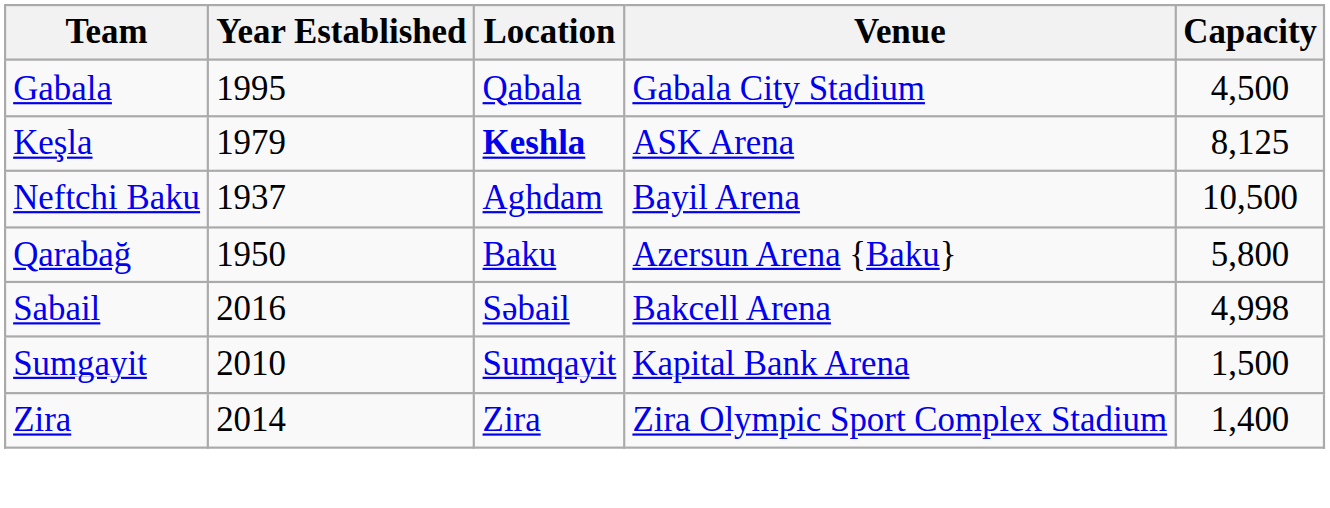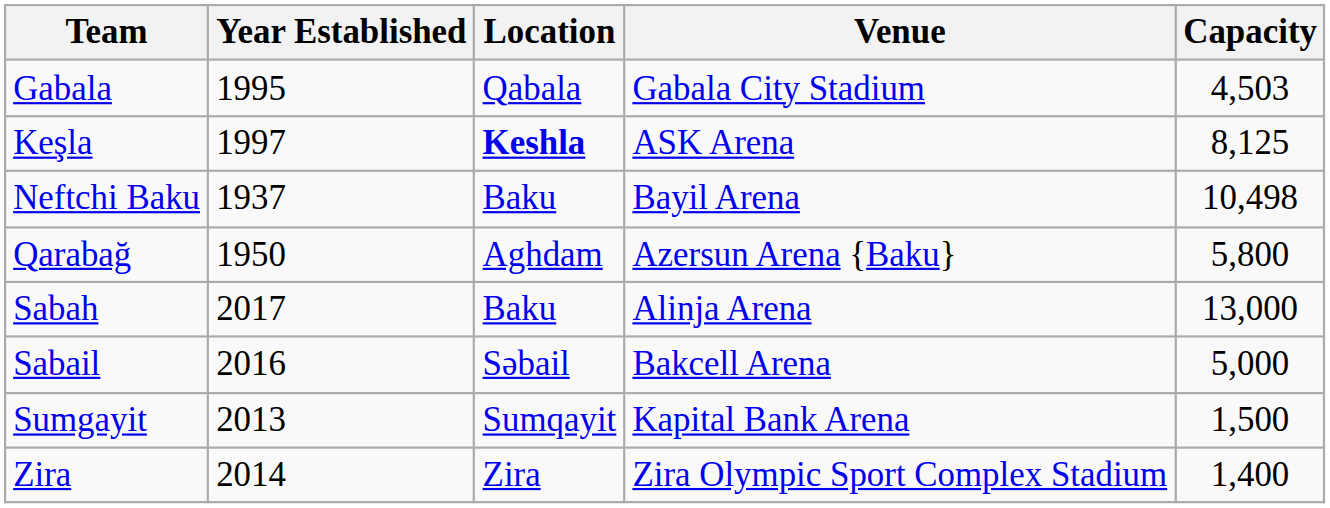(1250, 87) 4,500 -> (1250, 87) 4,503
(251, 142) 1979 -> (251, 142) 1997
(543, 198) Aghdam -> (519, 198) Baku
(1250, 198) 10,500 -> (1250, 198) 10,498
(519, 253) Baku -> (543, 253) Aghdam
+ row: (56, 308)
(1250, 308) 4,998 -> (1250, 364) 5,000
(251, 364) 2010 -> (251, 419) 2013
